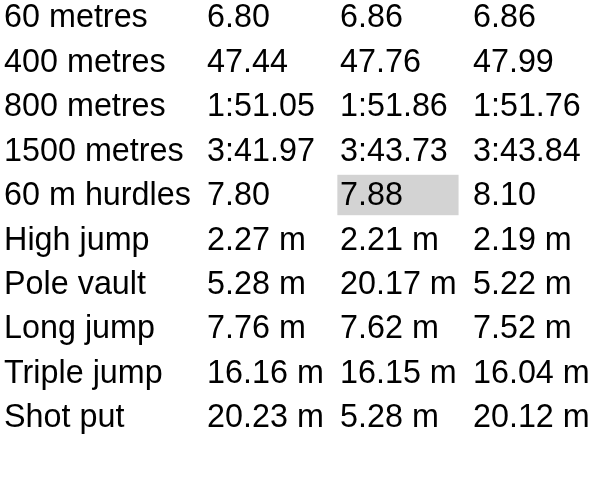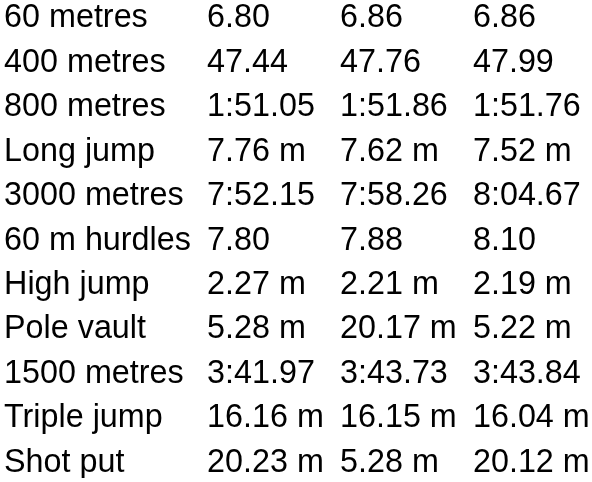rows swapped: (94, 150) <-> (80, 327)
+ row: (94, 194)
(371, 194) lightgrey background -> (371, 238) no background
